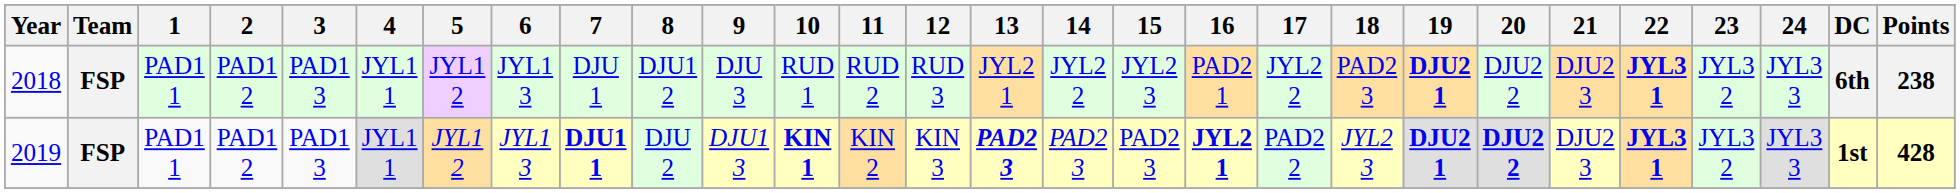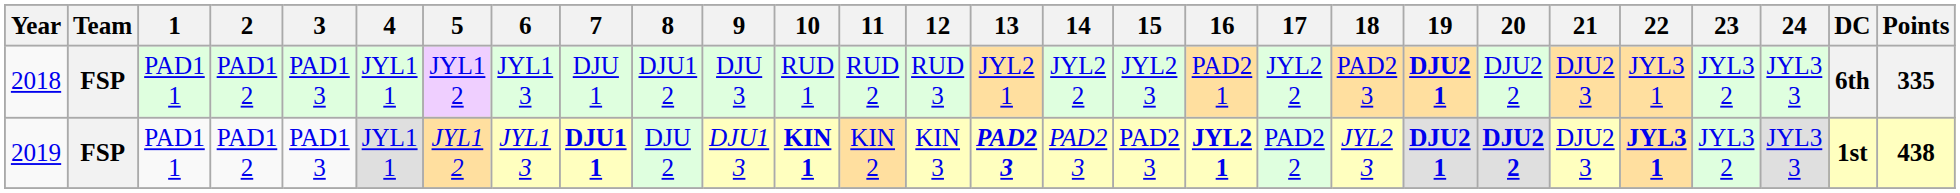(1657, 81) bold -> (1657, 81) normal
(1916, 81) 238 -> (1916, 81) 335
(1916, 152) 428 -> (1916, 152) 438
